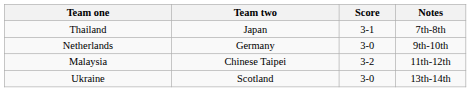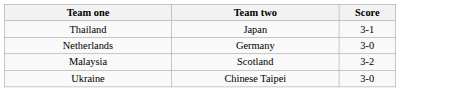- column: (431, 12)
(255, 62) Chinese Taipei -> (255, 62) Scotland
(255, 78) Scotland -> (255, 78) Chinese Taipei
